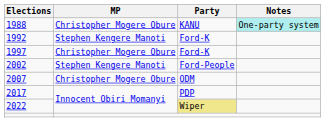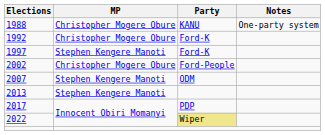(279, 25) paleturquoise background -> (279, 25) no background
(110, 38) Stephen Kengere Manoti -> (115, 38) Christopher Mogere Obure
(115, 52) Christopher Mogere Obure -> (110, 52) Stephen Kengere Manoti
(110, 65) Stephen Kengere Manoti -> (115, 65) Christopher Mogere Obure
(115, 79) Christopher Mogere Obure -> (110, 79) Stephen Kengere Manoti
+ row: (16, 92)
